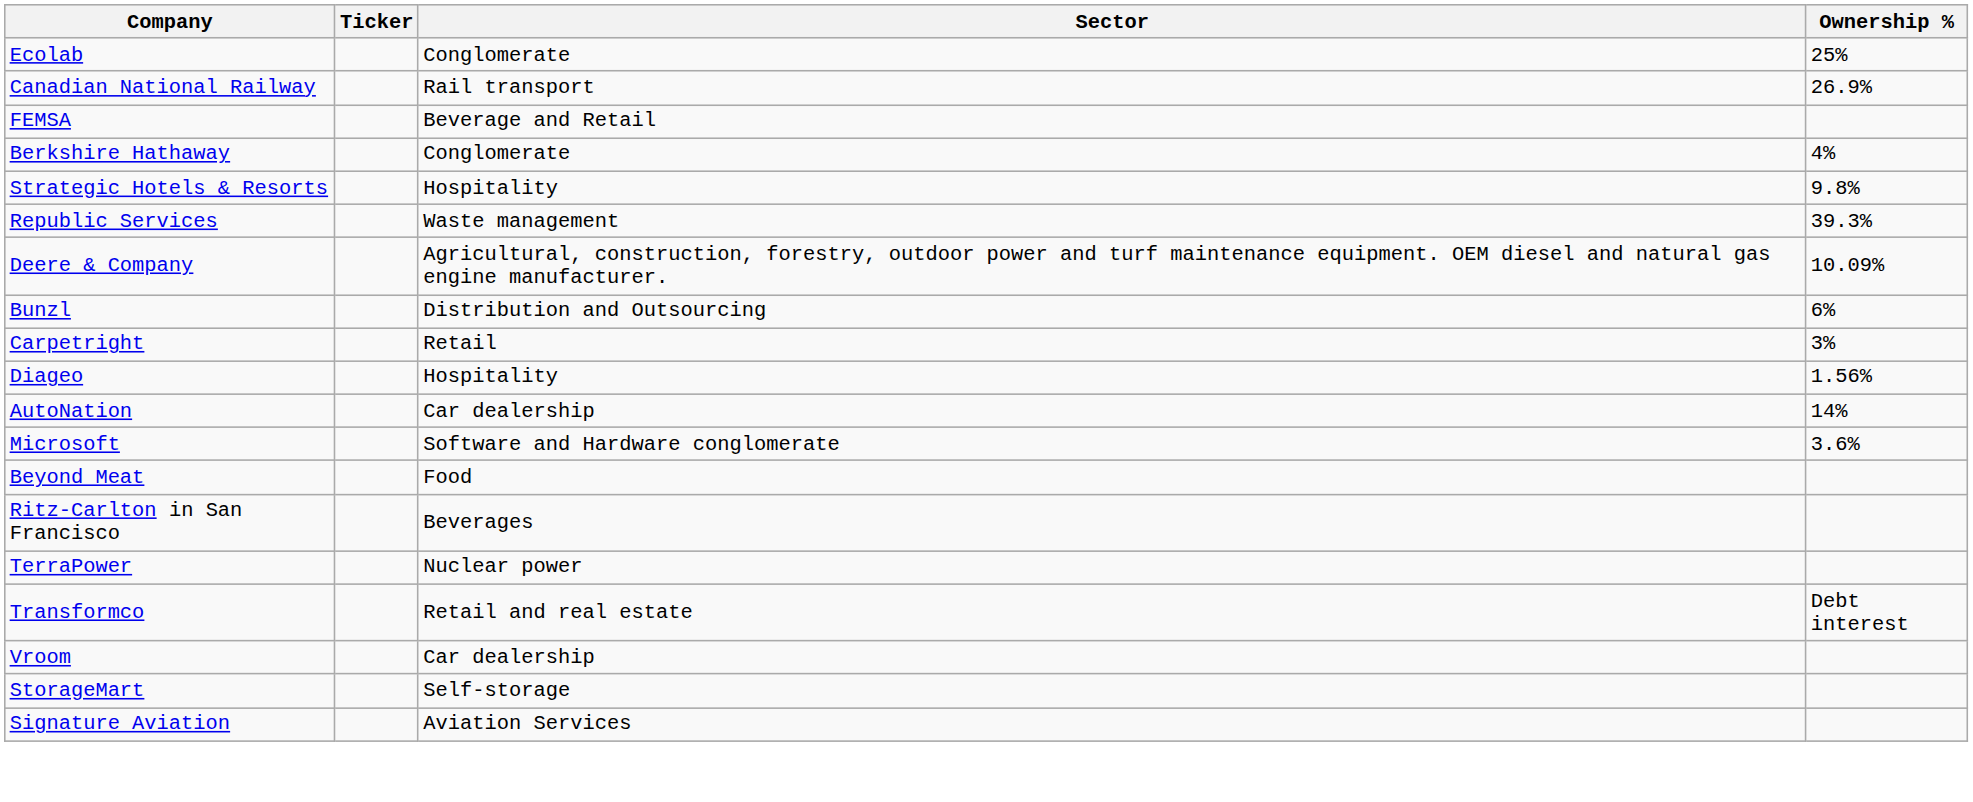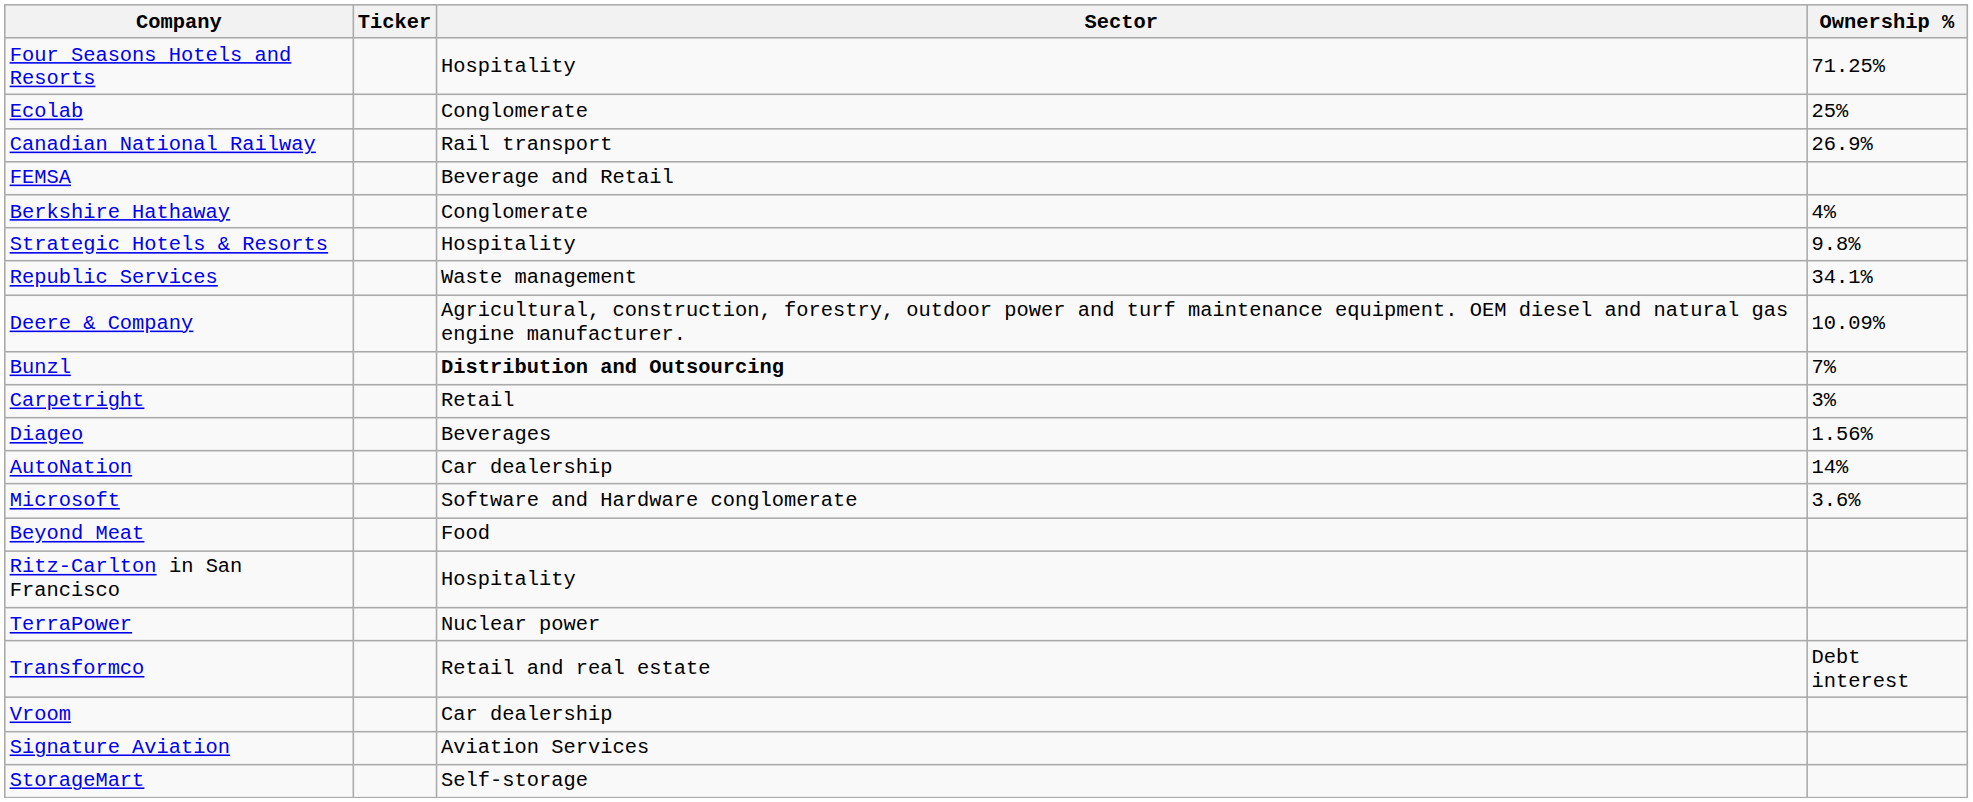+ row: (151, 66)
(1841, 221) 39.3% -> (1842, 278) 34.1%
(595, 311) normal -> (612, 368) bold
(1823, 311) 6% -> (1824, 368) 7%
(491, 378) Hospitality -> (496, 434) Beverages
(478, 522) Beverages -> (508, 579) Hospitality
rows swapped: (77, 691) <-> (120, 724)
